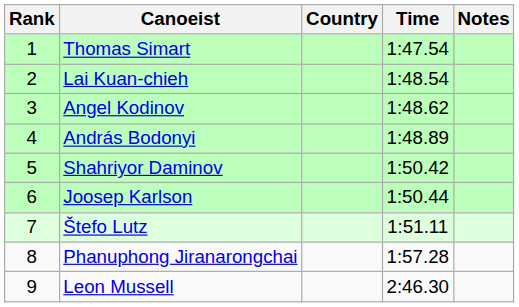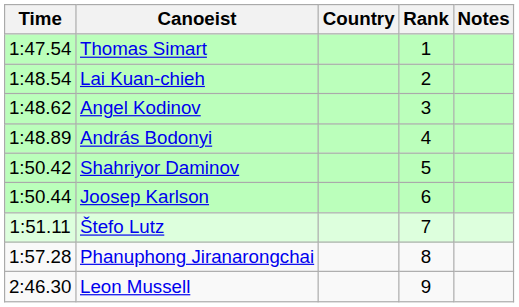columns swapped: (32, 19) <-> (418, 19)
